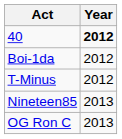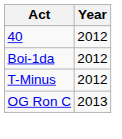(99, 36) bold -> (92, 36) normal
- row: (42, 101)
